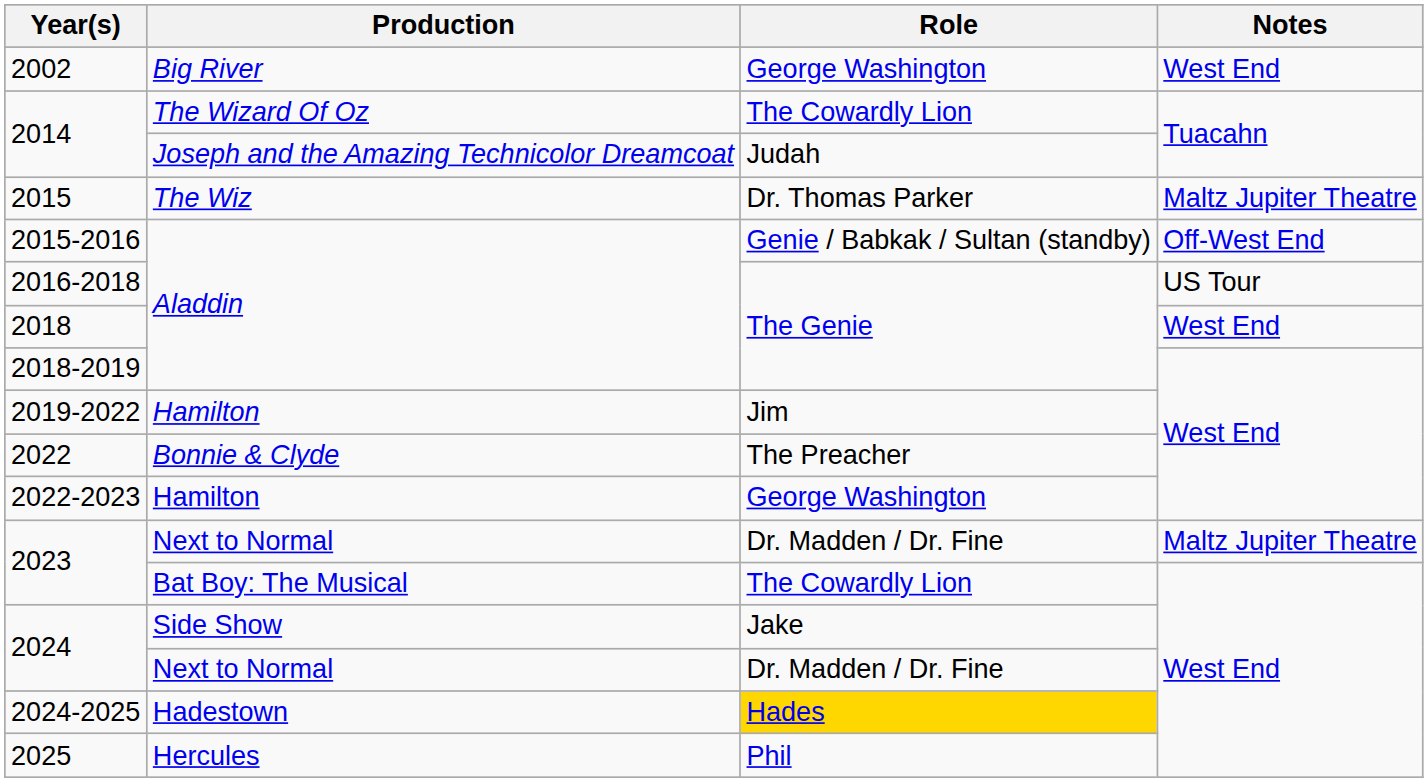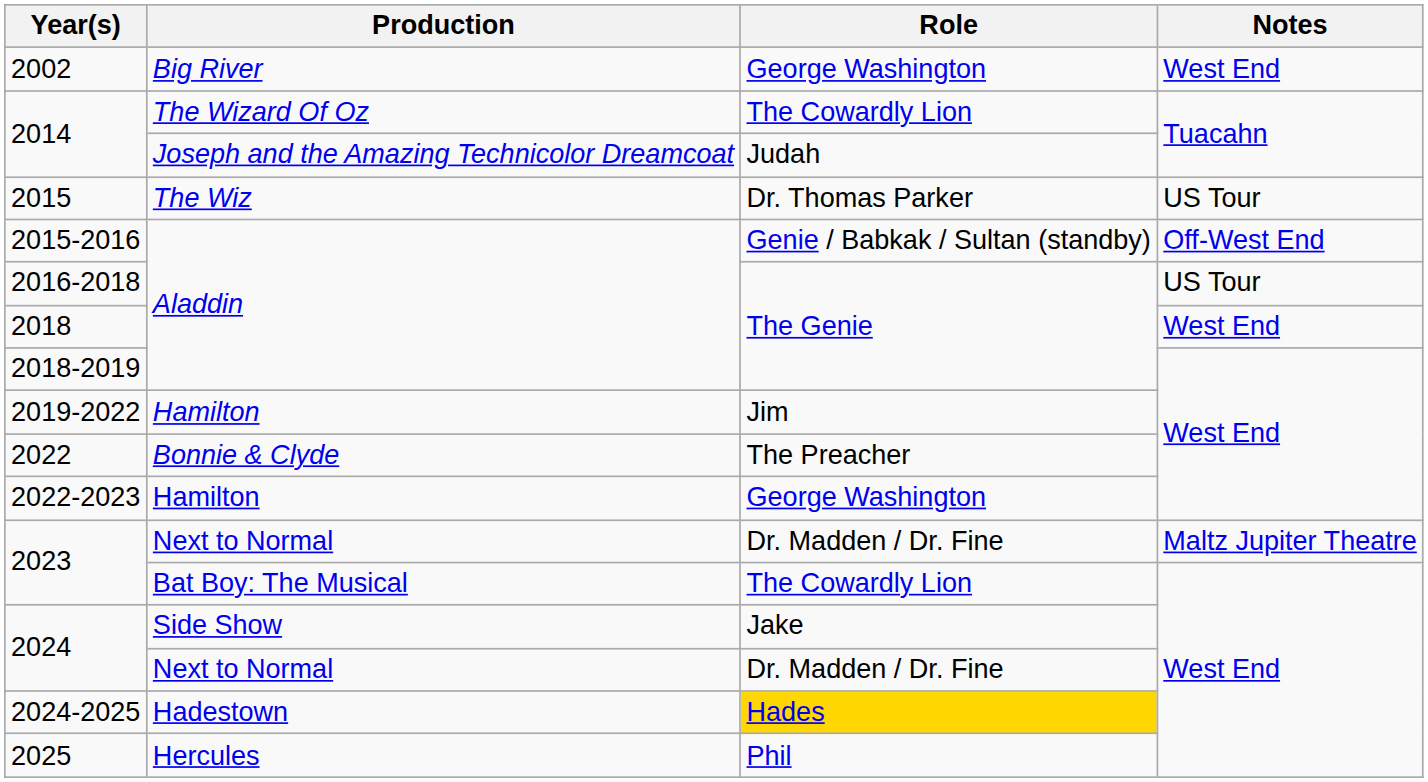(1290, 197) Maltz Jupiter Theatre -> (1212, 197) US Tour
